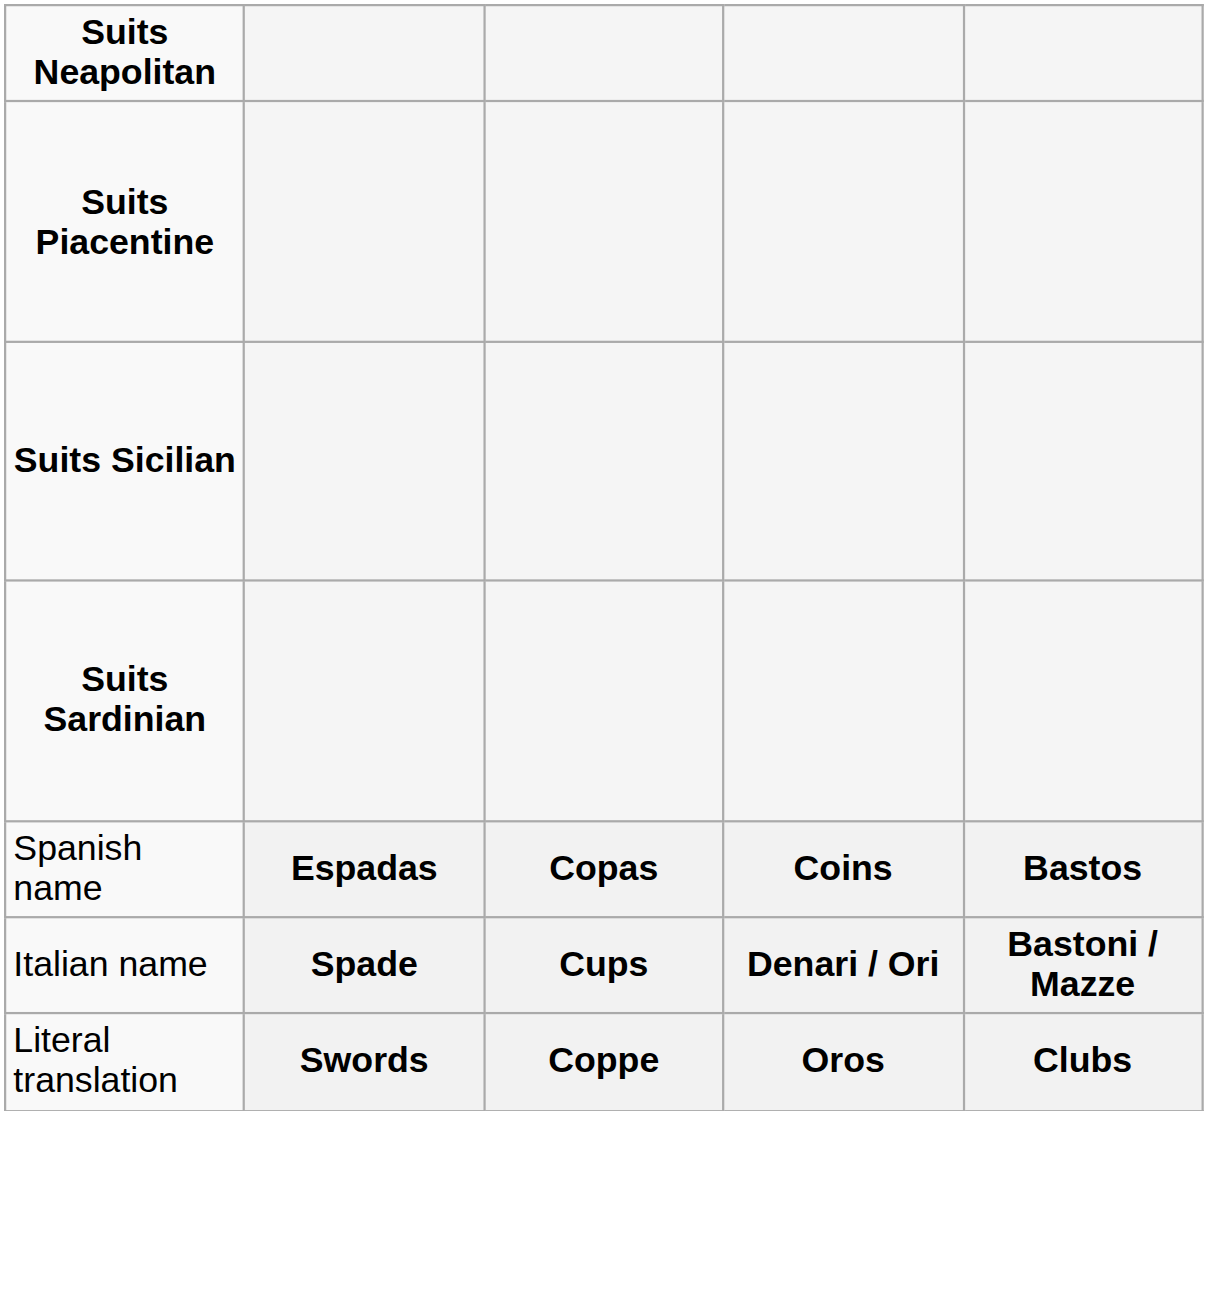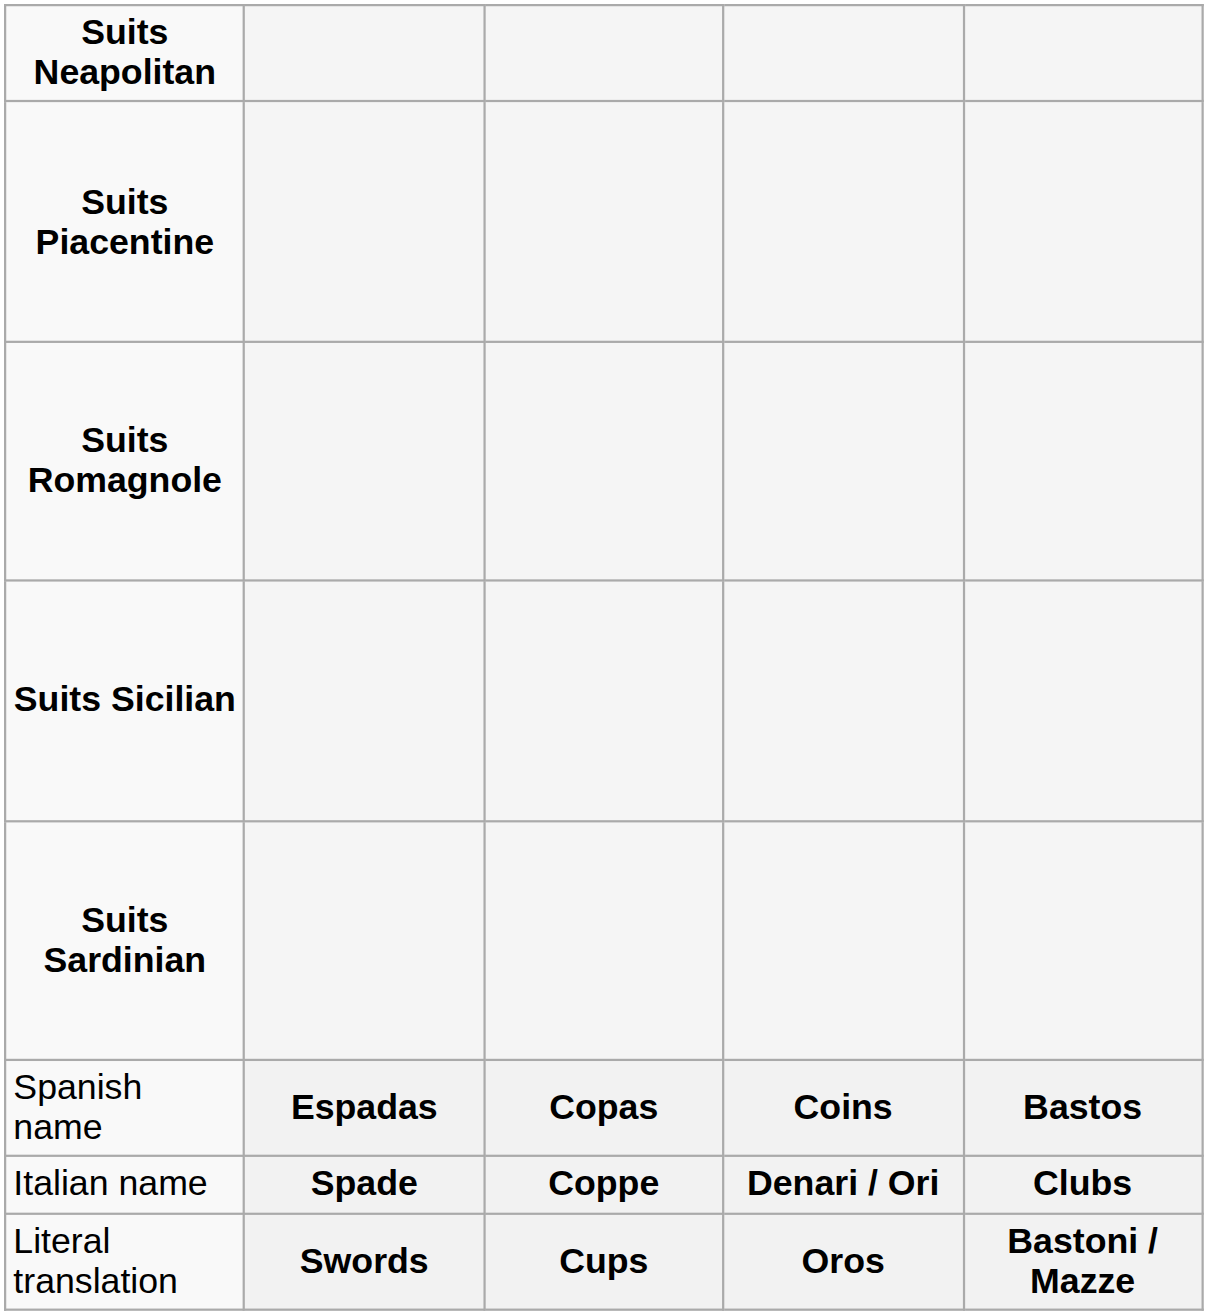+ row: (125, 460)
(604, 964) Cups -> (604, 1184) Coppe
(1083, 964) Bastoni / Mazze -> (1083, 1184) Clubs
(604, 1061) Coppe -> (604, 1260) Cups
(1083, 1061) Clubs -> (1083, 1260) Bastoni / Mazze
